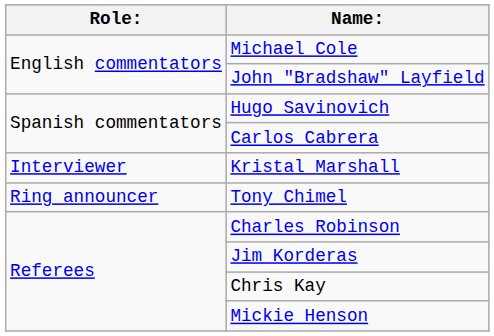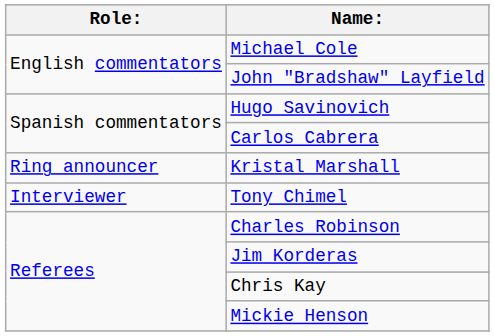(68, 168) Interviewer -> (84, 168) Ring announcer
(84, 198) Ring announcer -> (68, 198) Interviewer
